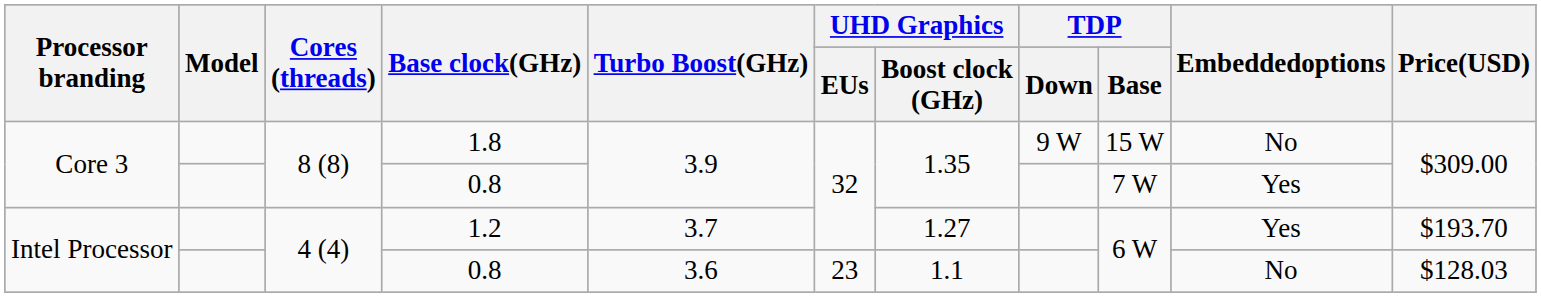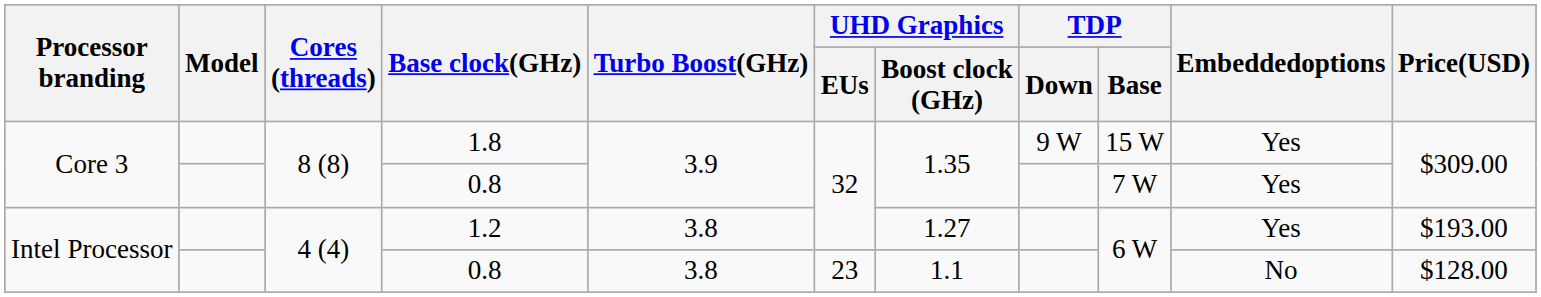(1281, 142) No -> (1281, 142) Yes
(701, 227) 3.7 -> (701, 227) 3.8
(1464, 227) $193.70 -> (1464, 227) $193.00
(701, 270) 3.6 -> (701, 270) 3.8
(1464, 270) $128.03 -> (1464, 270) $128.00
